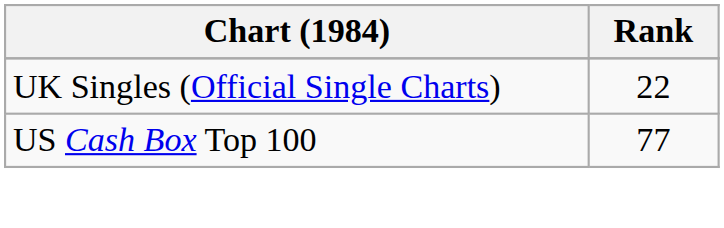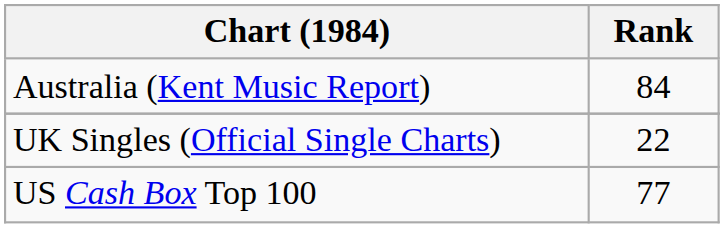+ row: (222, 85)
